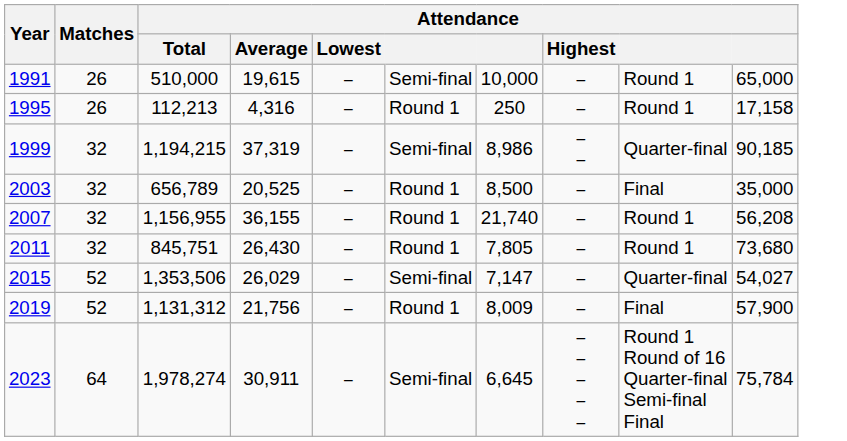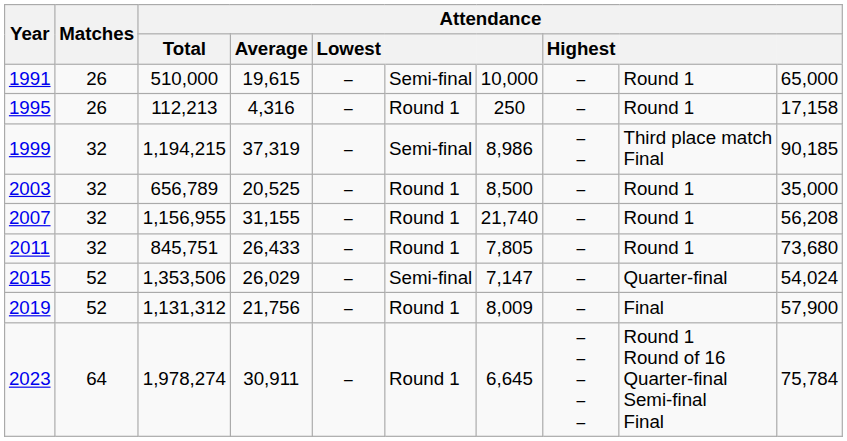(675, 148) Quarter-final -> (698, 148) Third place match Final
(644, 188) Final -> (659, 188) Round 1
(271, 218) 36,155 -> (271, 218) 31,155
(271, 248) 26,430 -> (271, 248) 26,433
(765, 277) 54,027 -> (809, 277) 54,024
(431, 379) Semi-final -> (424, 379) Round 1
